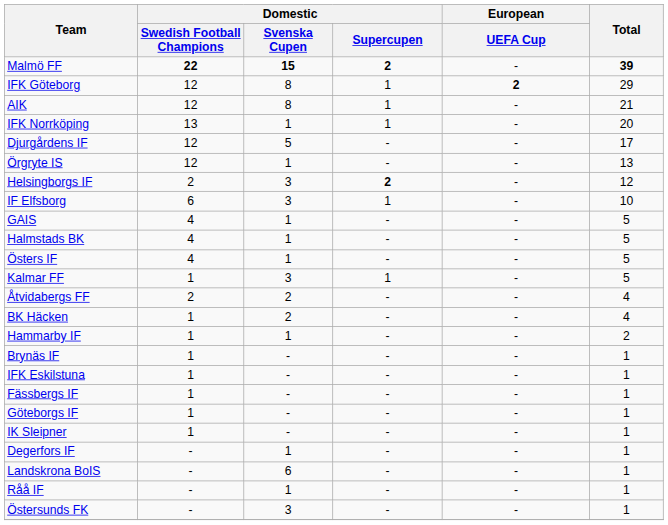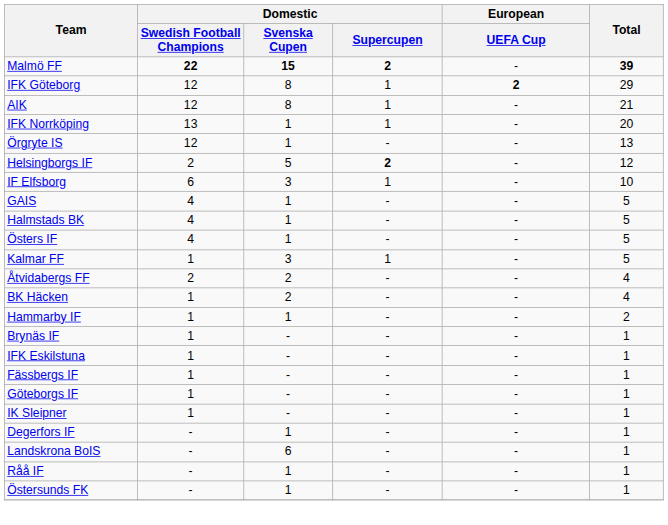- row: (47, 143)
(288, 182) 3 -> (288, 162) 5
(288, 509) 3 -> (288, 490) 1
